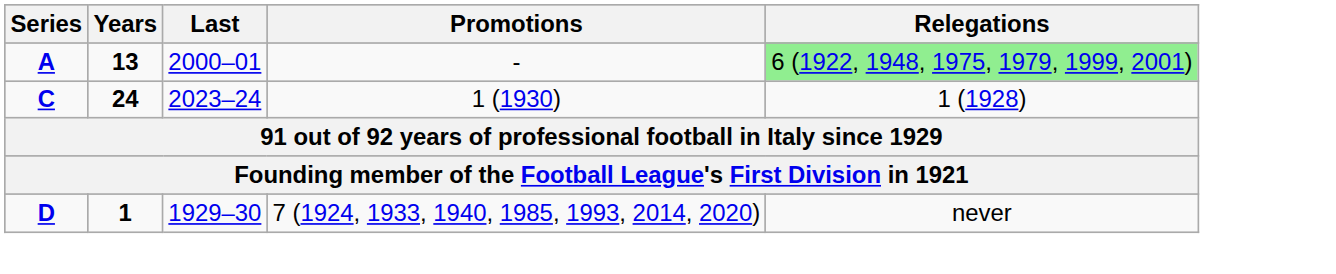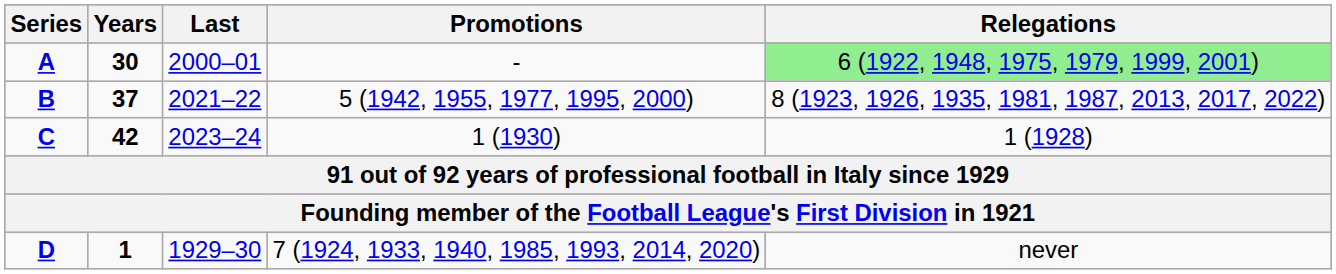(125, 62) 13 -> (125, 62) 30
+ row: (46, 100)
(125, 100) 24 -> (125, 137) 42
